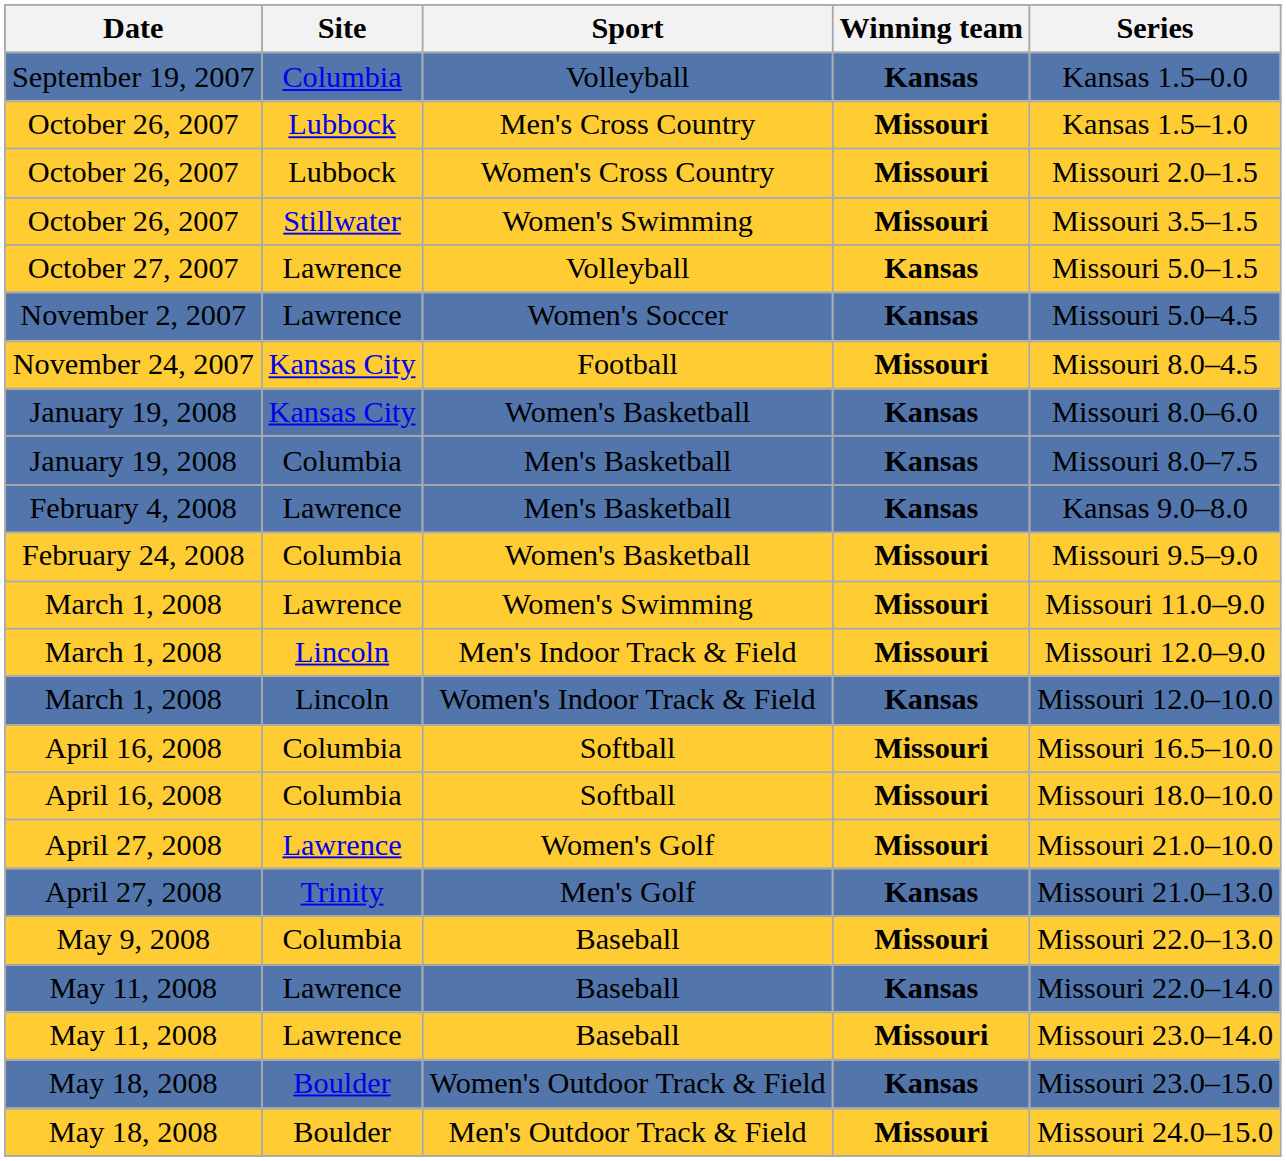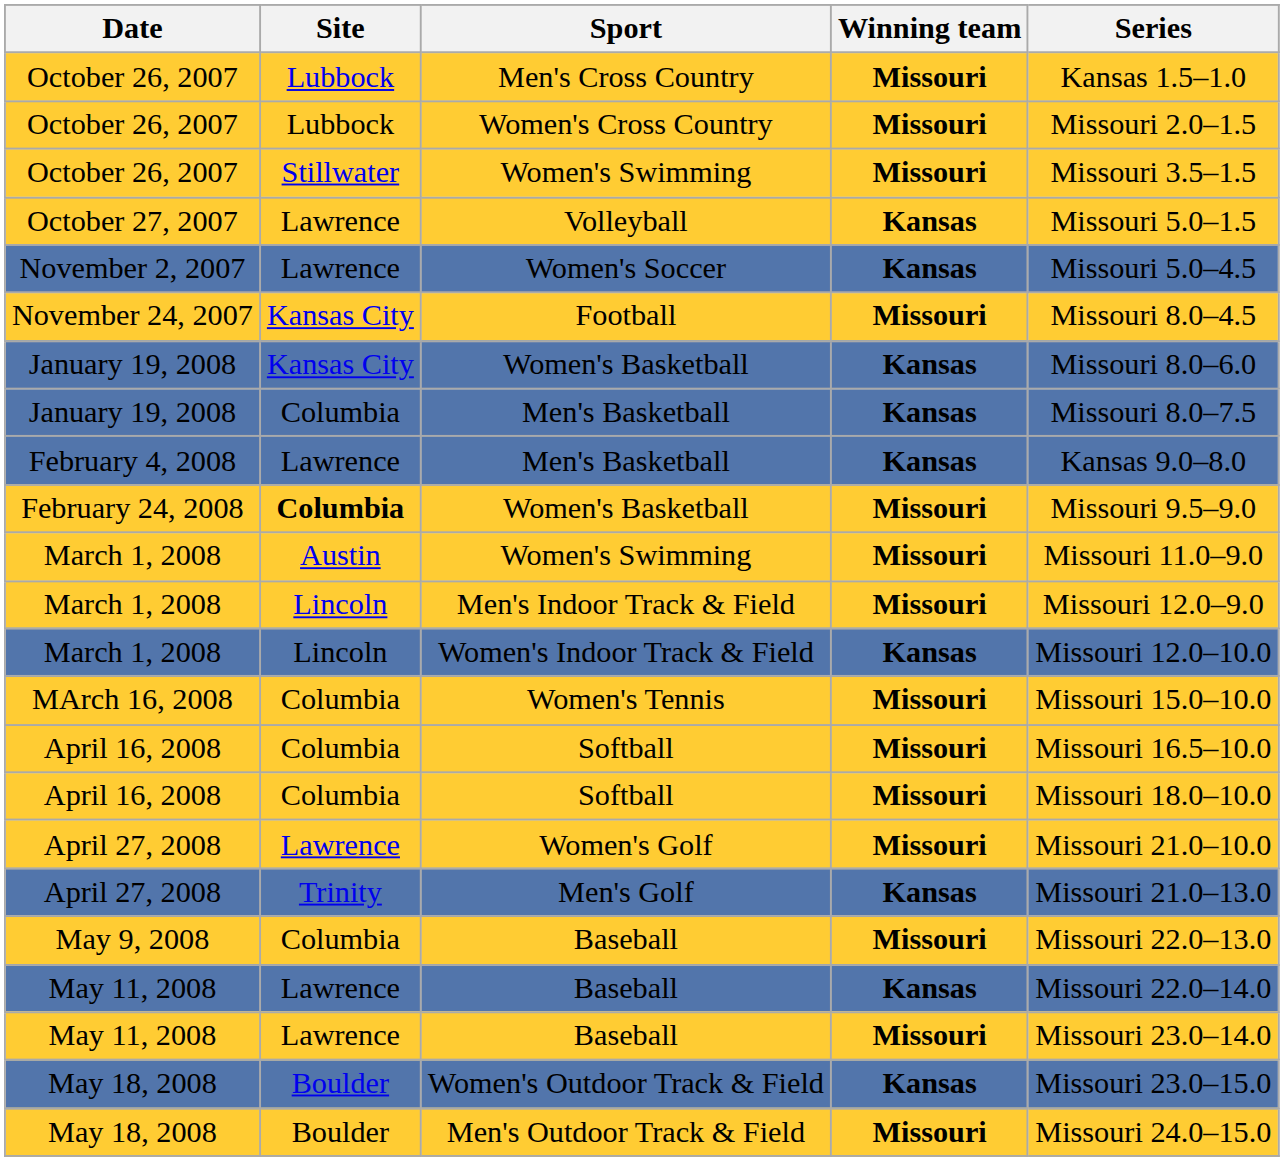- row: (133, 76)
(342, 556) normal -> (340, 508) bold
(342, 603) Lawrence -> (340, 556) Austin
+ row: (132, 699)
